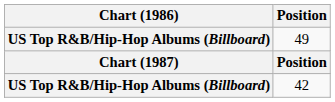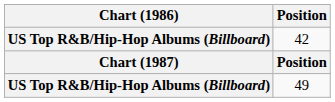rows swapped: (302, 39) <-> (302, 85)
